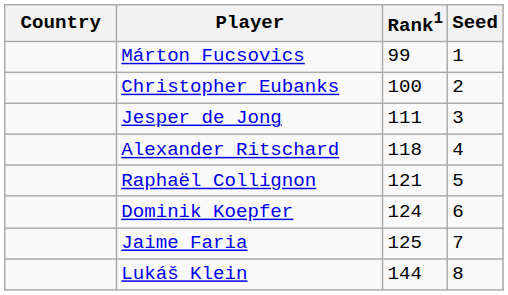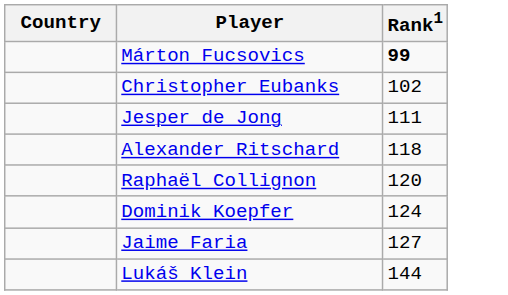- column: (475, 23)
(399, 56) normal -> (399, 56) bold
(405, 87) 100 -> (405, 87) 102
(405, 181) 121 -> (405, 181) 120
(405, 243) 125 -> (405, 243) 127
